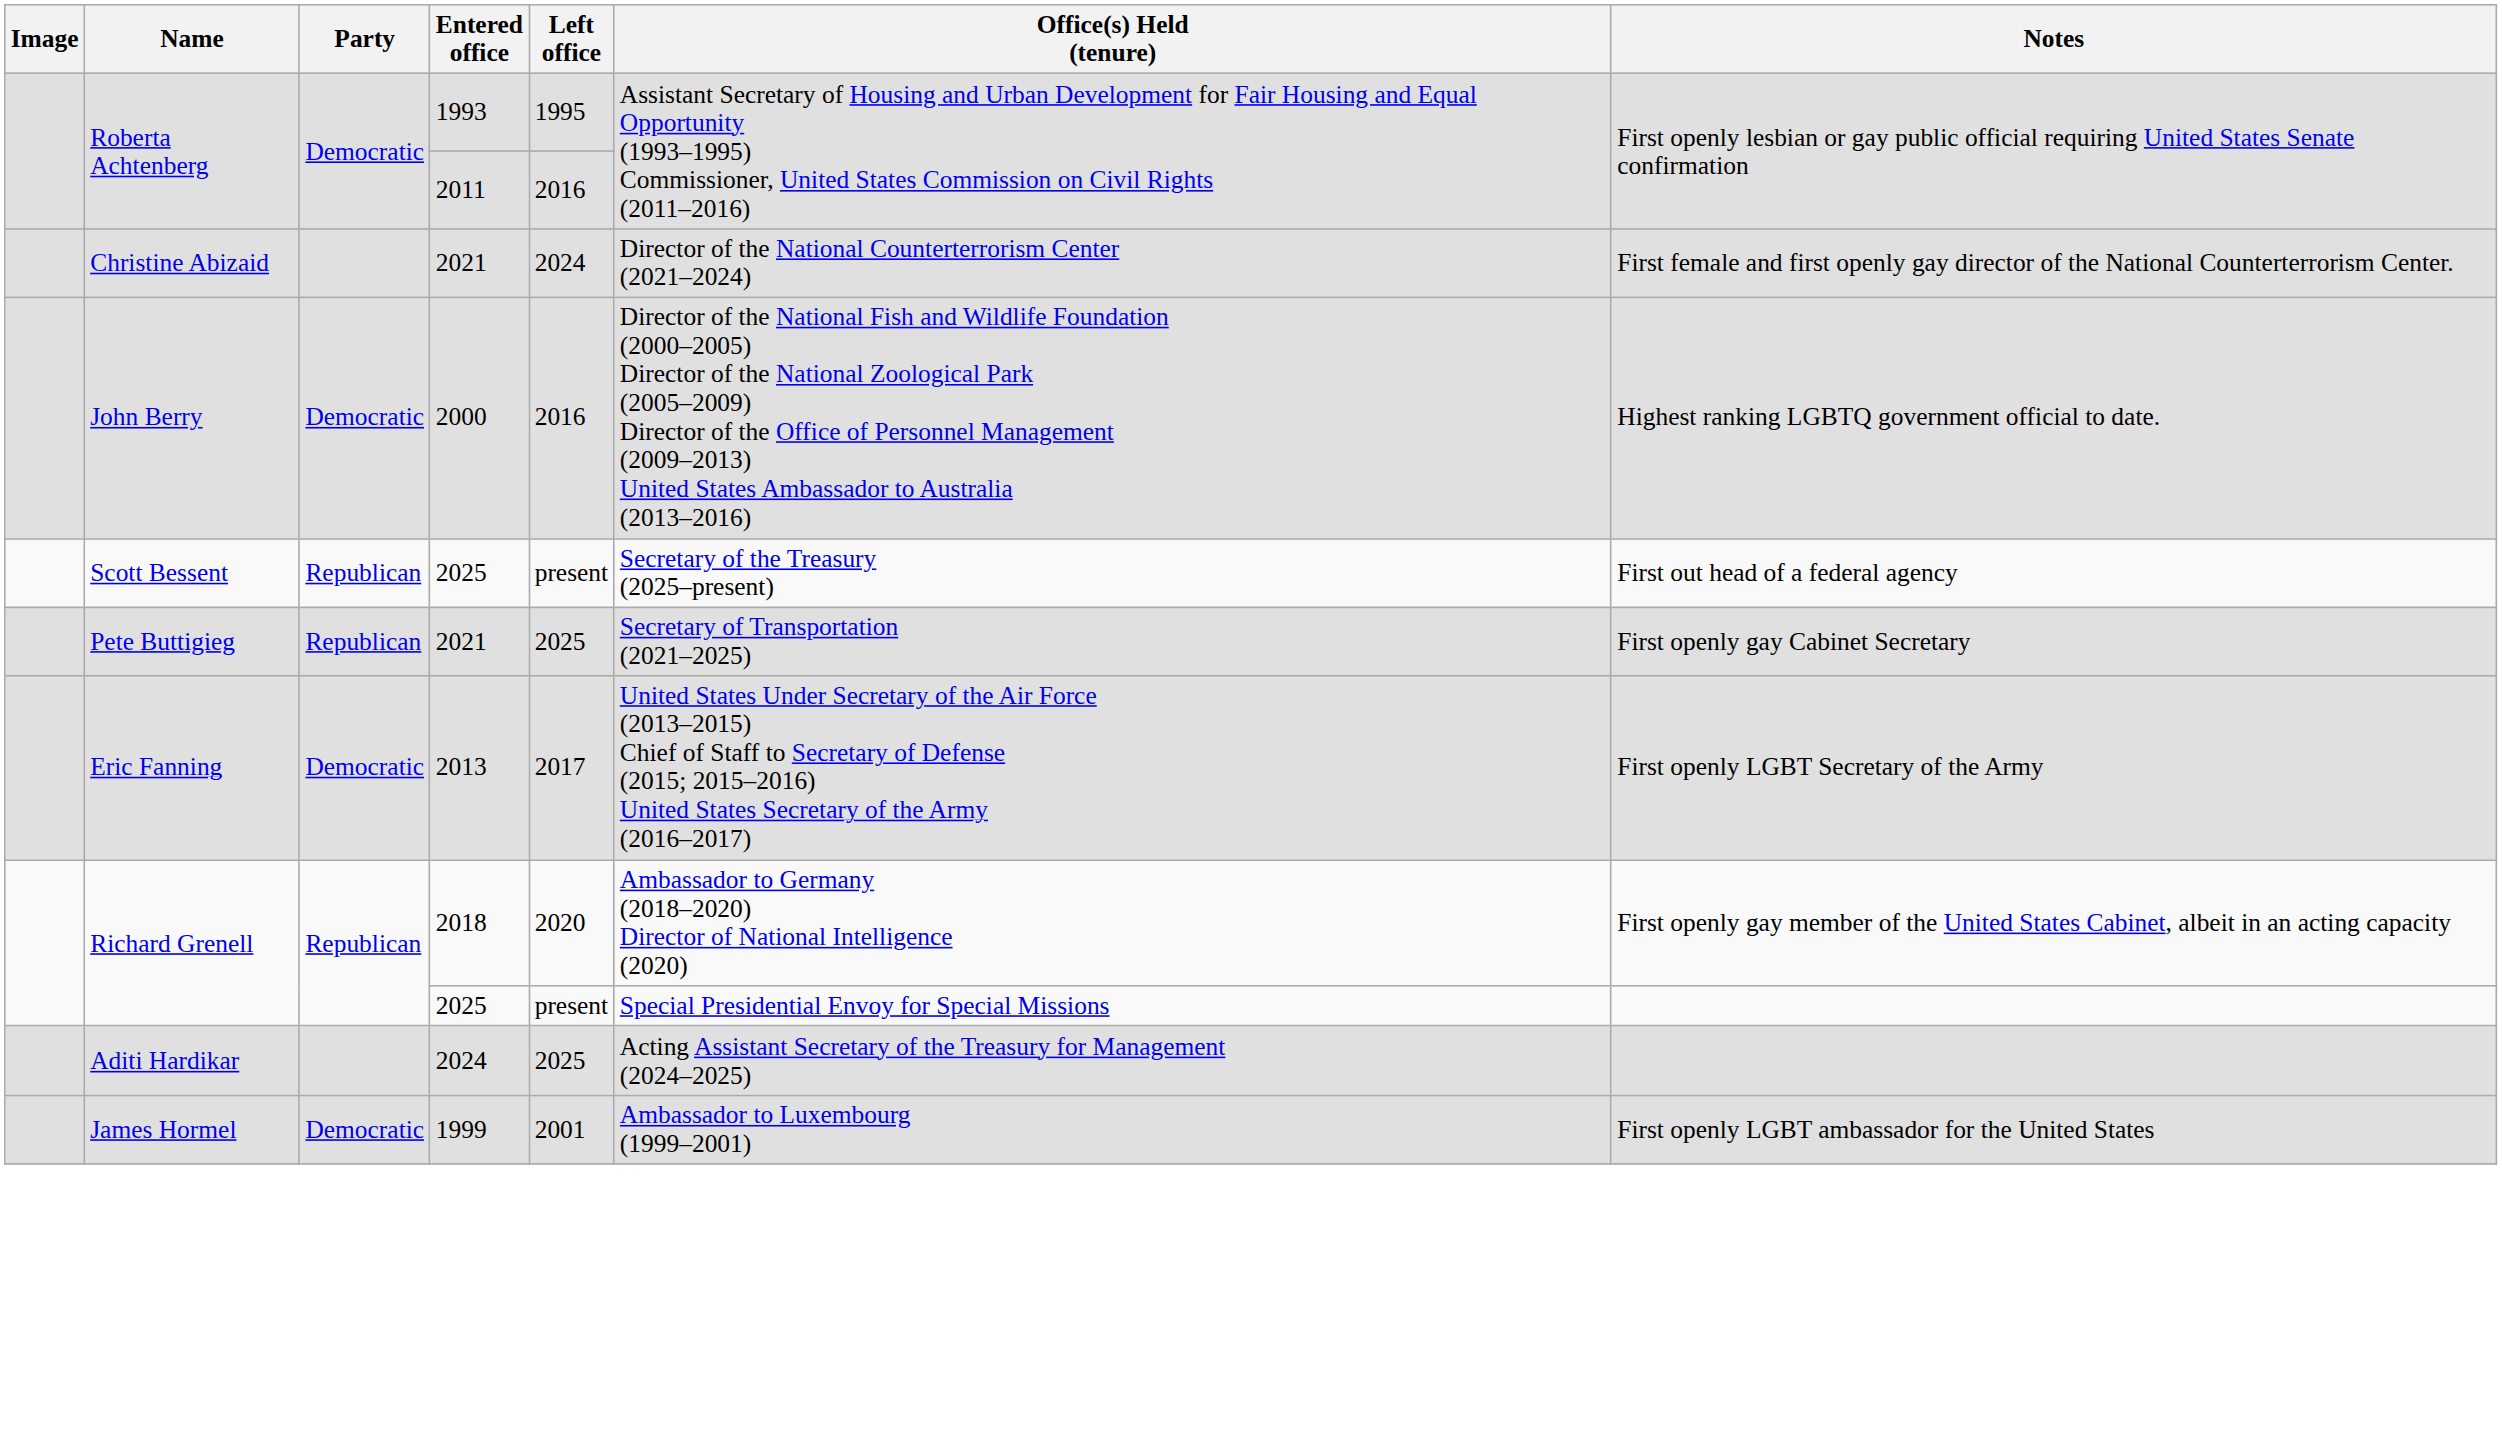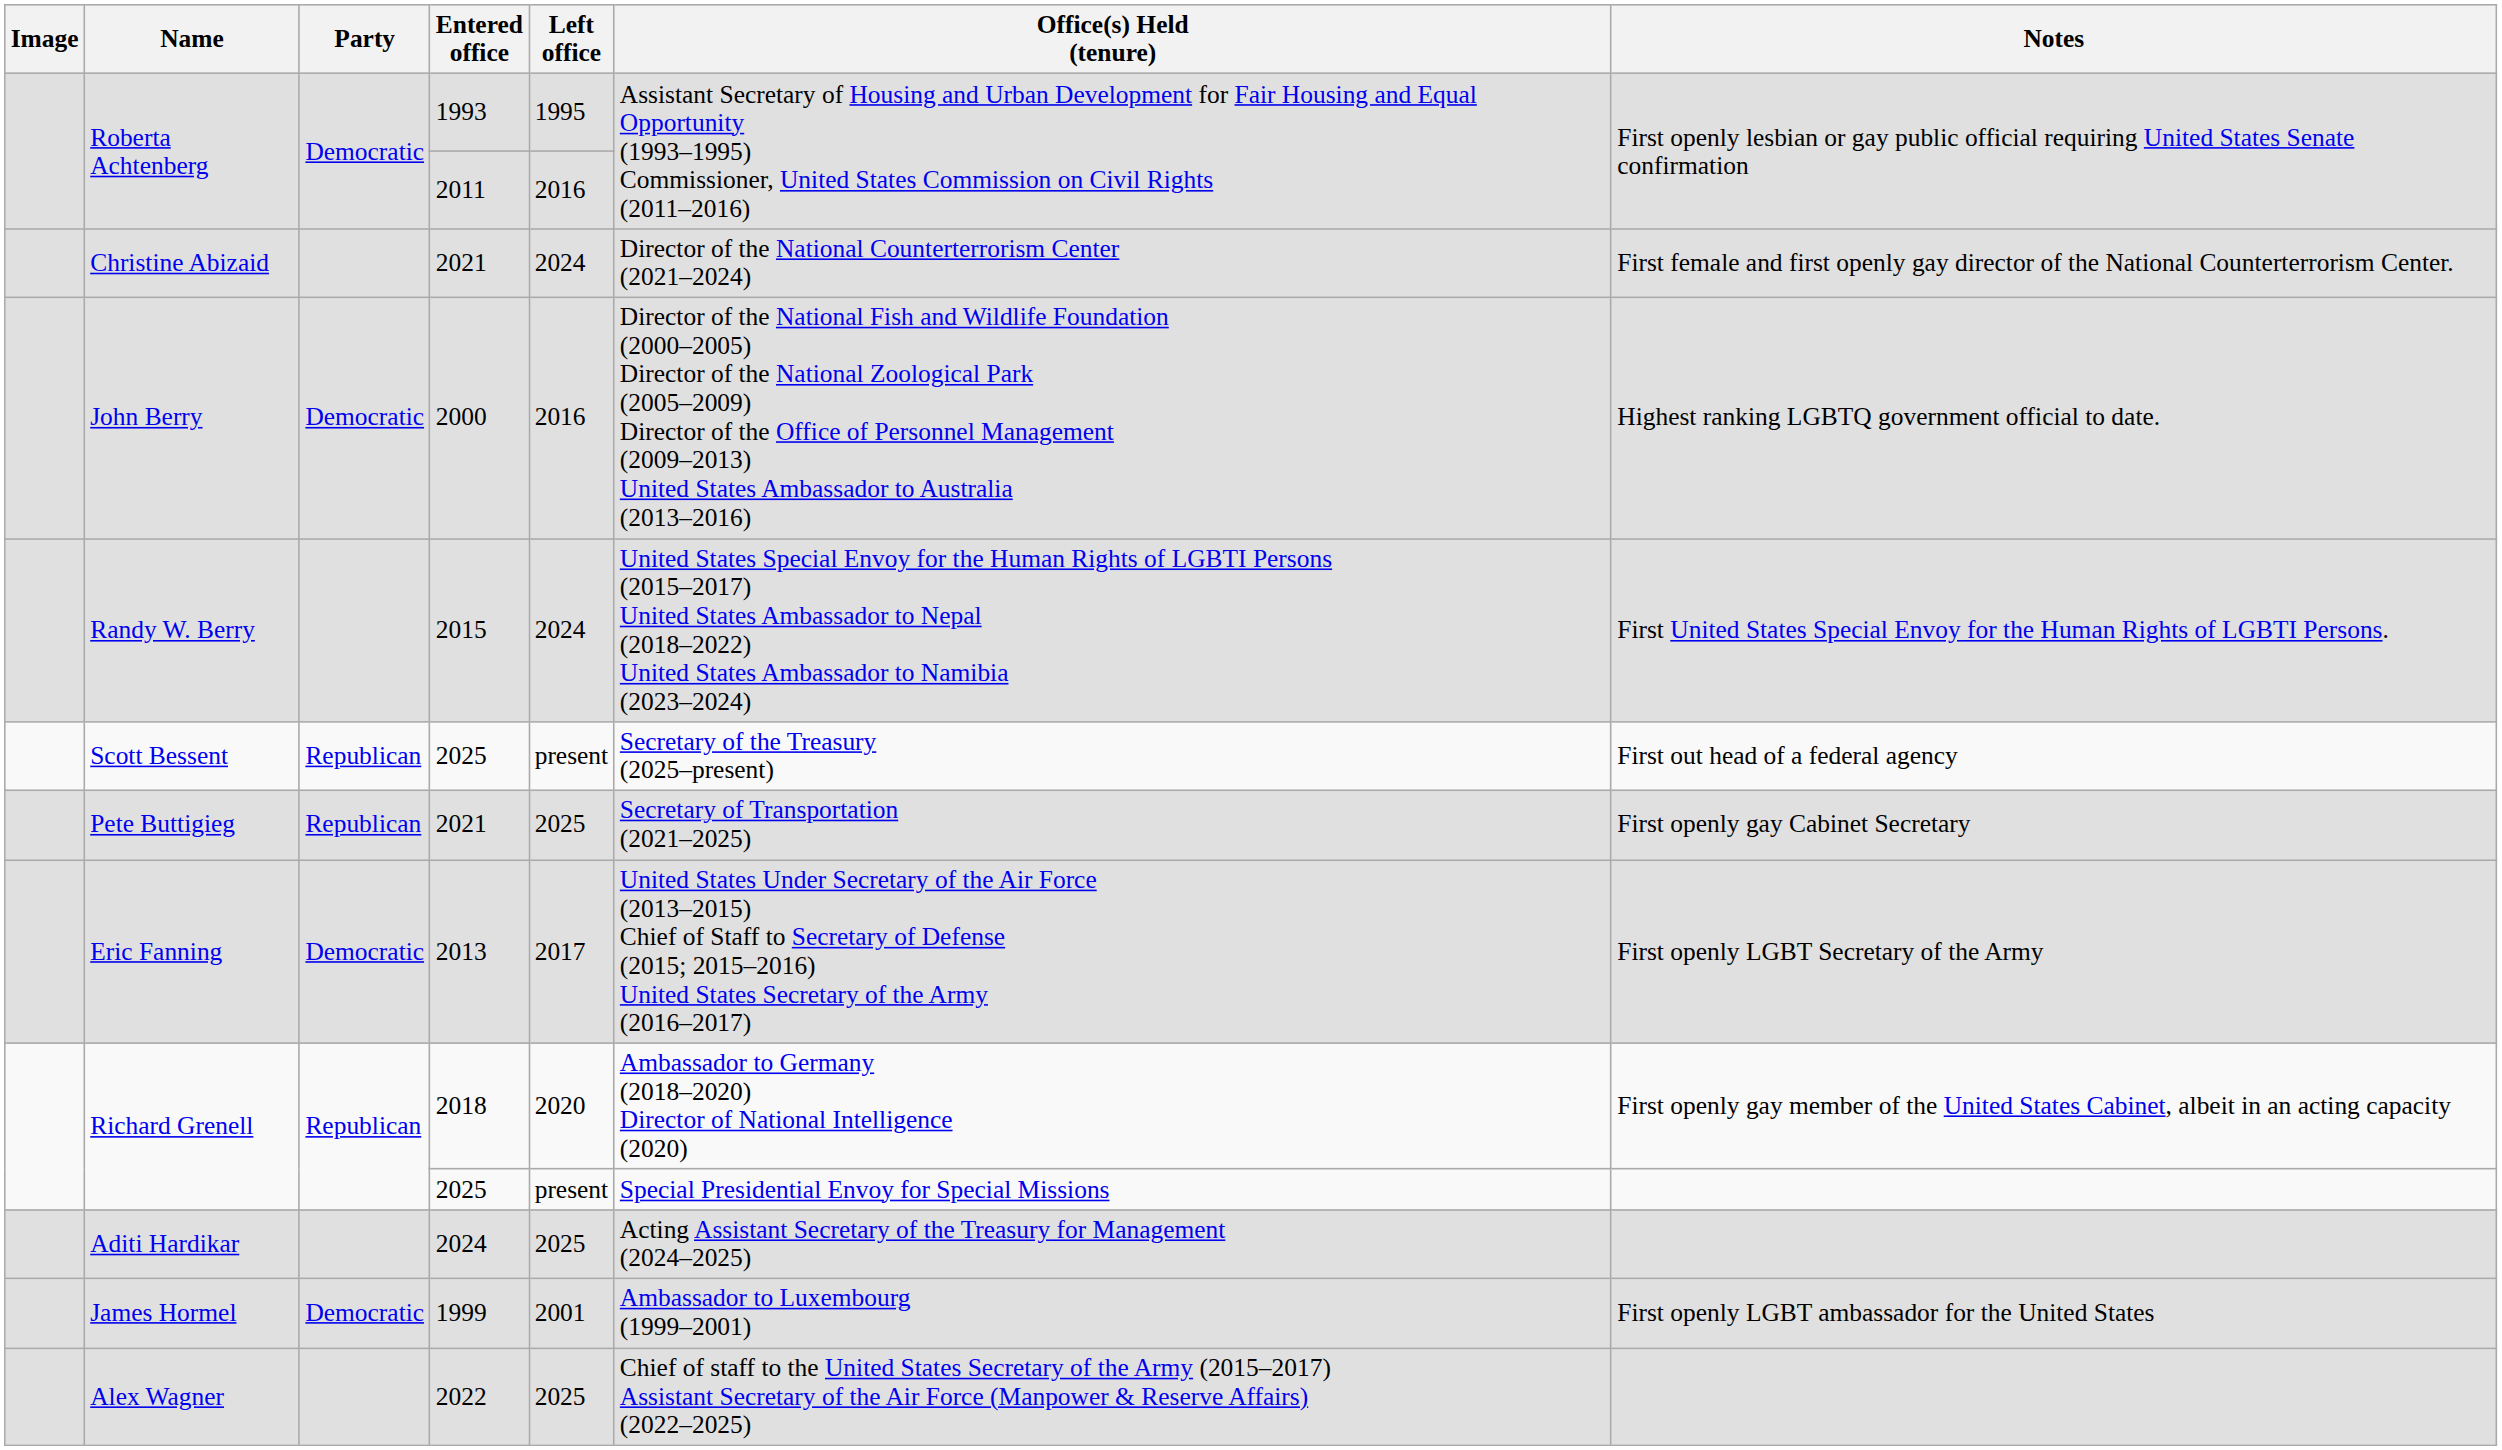+ row: (173, 629)
+ row: (157, 1396)
